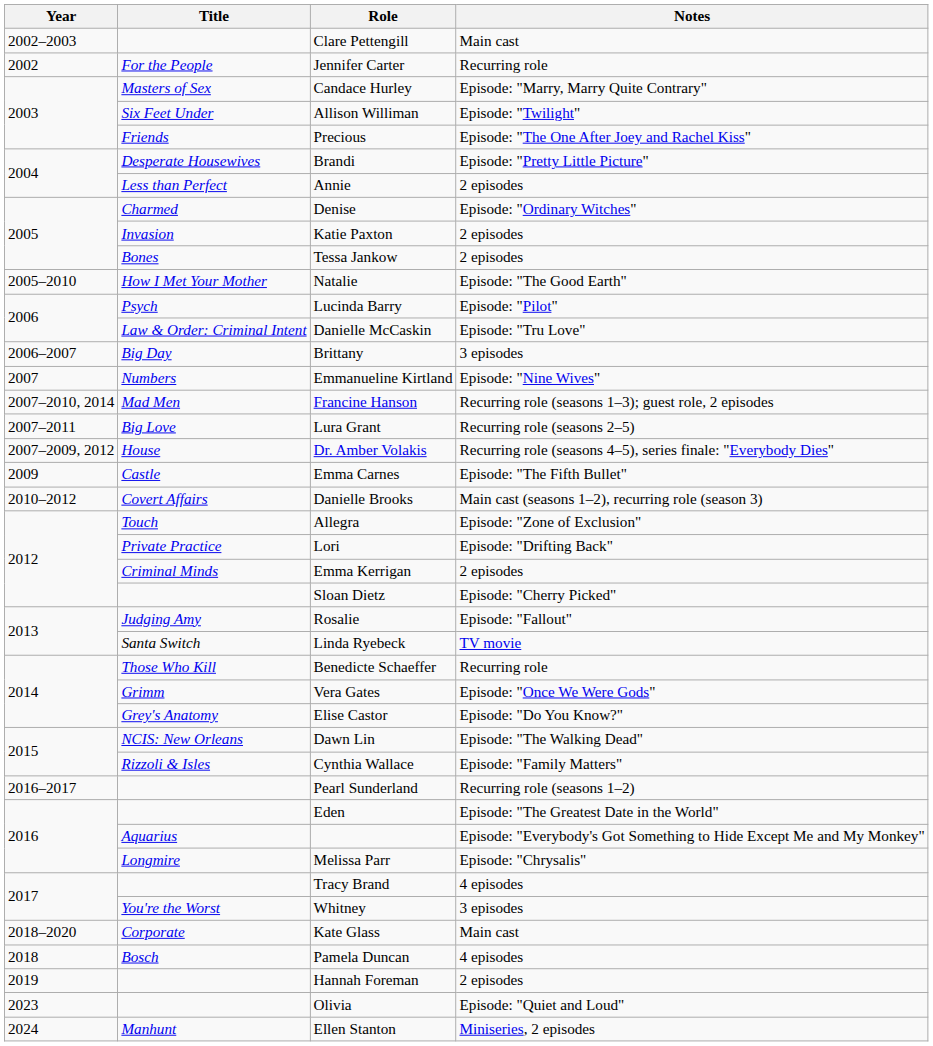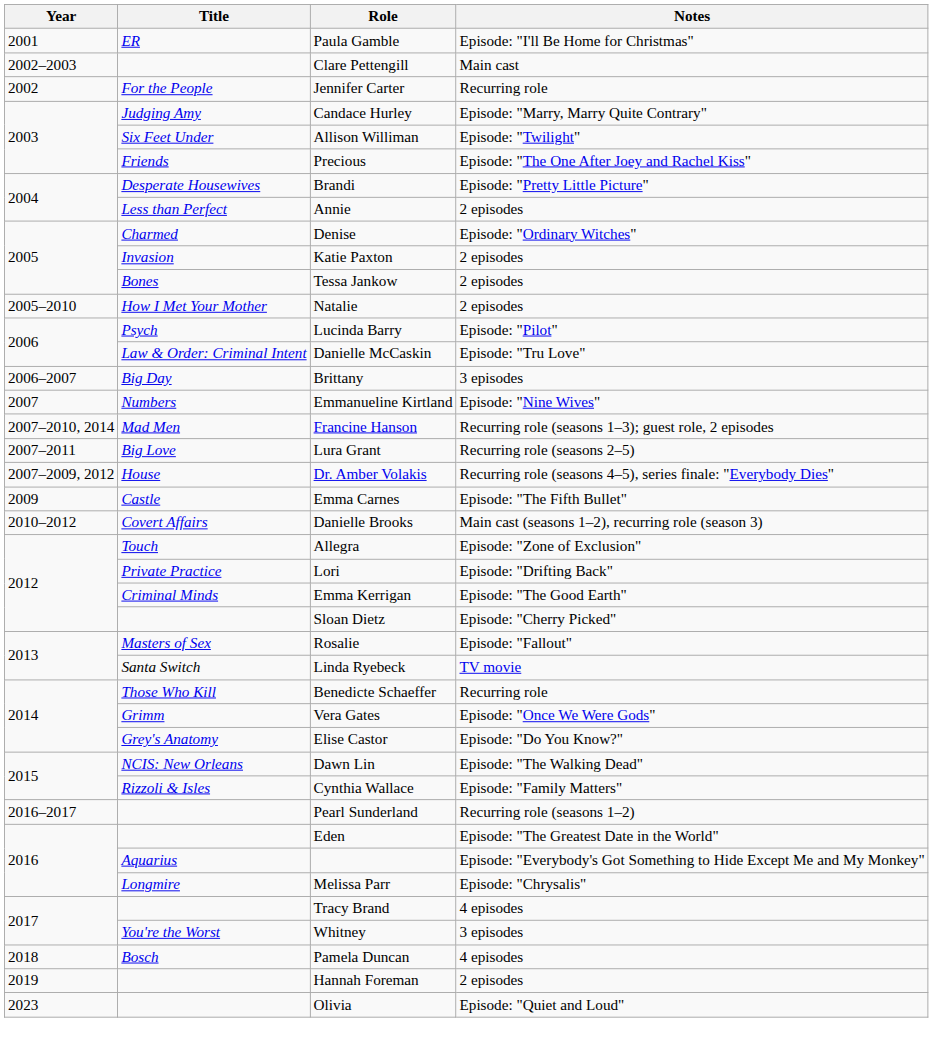+ row: (356, 40)
(166, 88) Masters of Sex -> (161, 112) Judging Amy
(543, 281) Episode: "The Good Earth" -> (491, 305) 2 episodes
(491, 570) 2 episodes -> (543, 595) Episode: "The Good Earth"
(161, 619) Judging Amy -> (166, 643) Masters of Sex
- row: (347, 932)
- row: (355, 1029)
